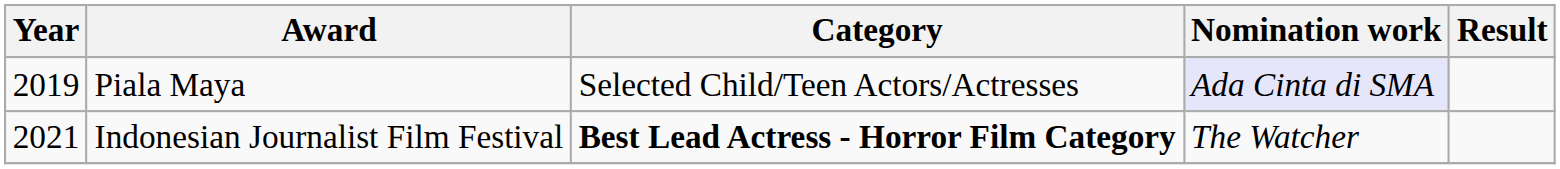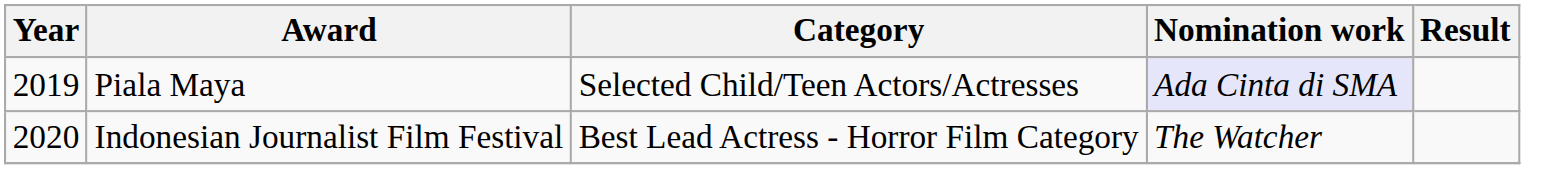(46, 136) 2021 -> (46, 136) 2020
(877, 136) bold -> (859, 136) normal
